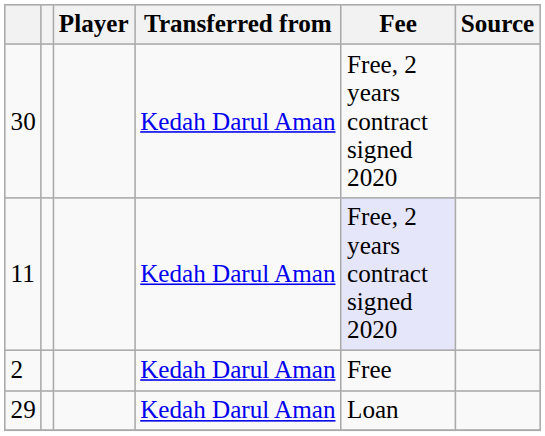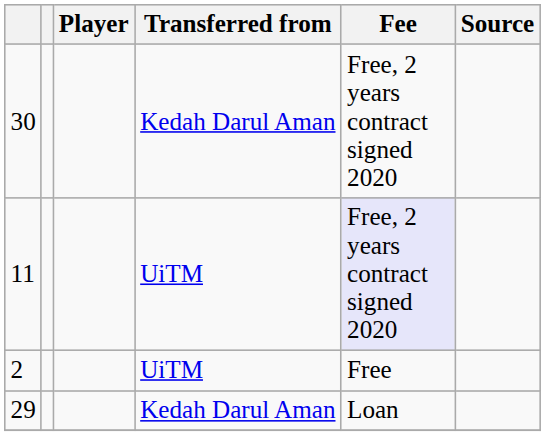(238, 273) Kedah Darul Aman -> (172, 273) UiTM
(238, 370) Kedah Darul Aman -> (172, 370) UiTM
